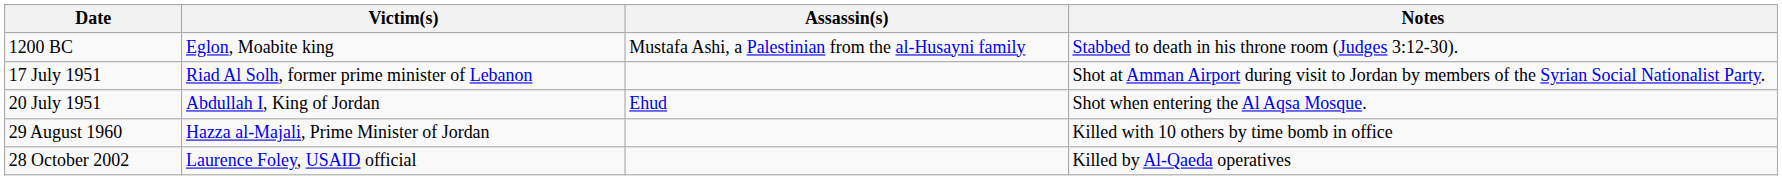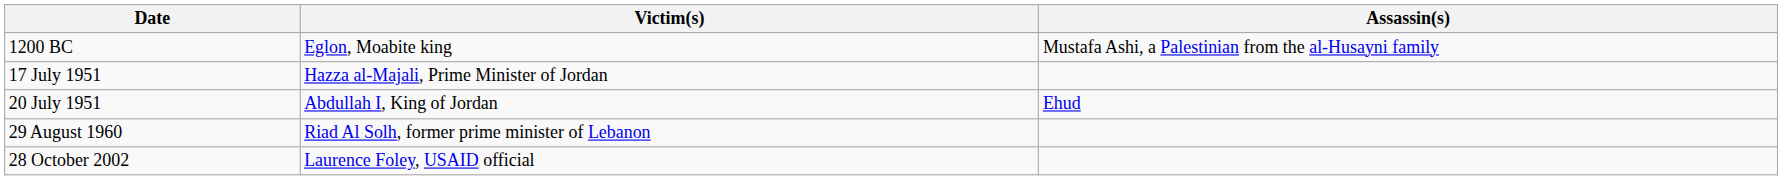- column: (1423, 18)
(359, 75) Riad Al Solh, former prime minister of Lebanon -> (456, 75) Hazza al-Majali, Prime Minister of Jordan
(338, 132) Hazza al-Majali, Prime Minister of Jordan -> (477, 132) Riad Al Solh, former prime minister of Lebanon
